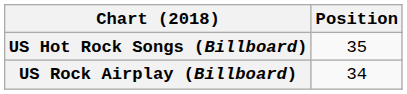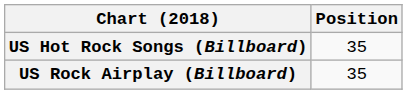(357, 75) 34 -> (357, 75) 35
